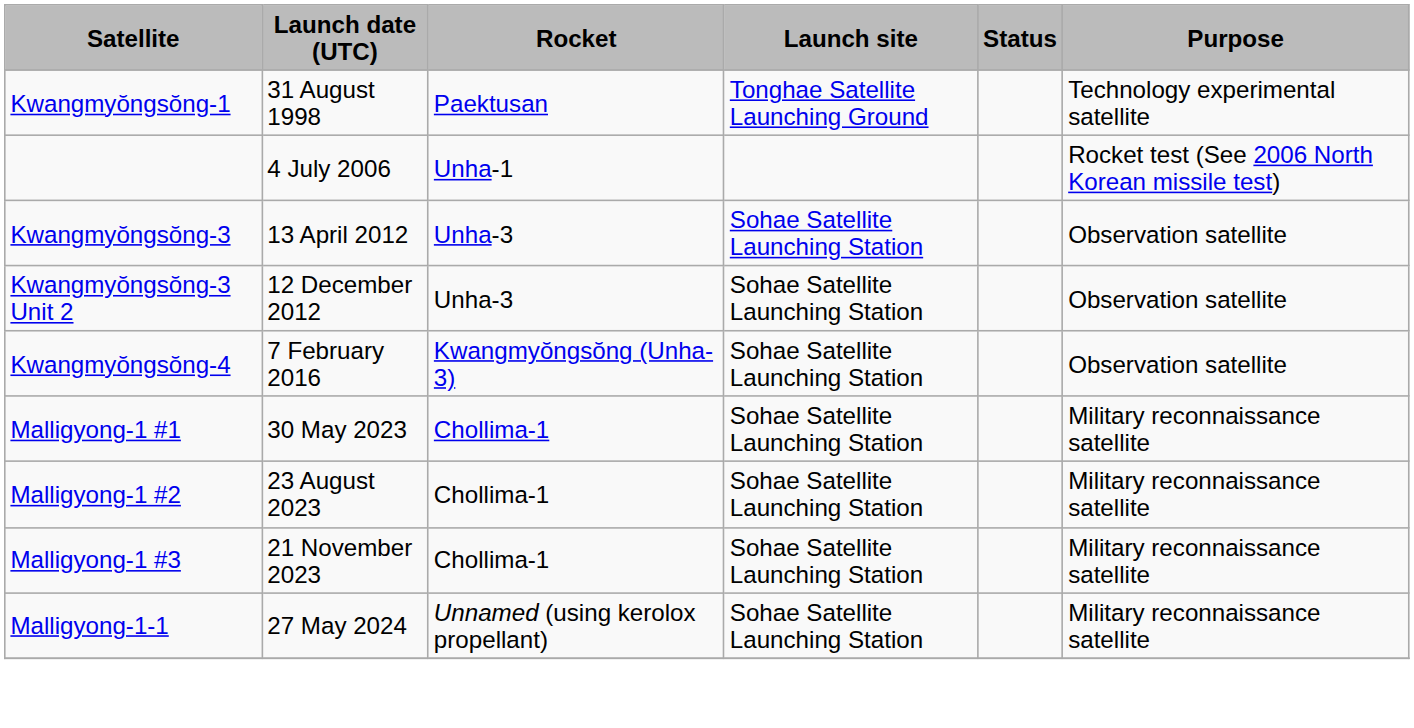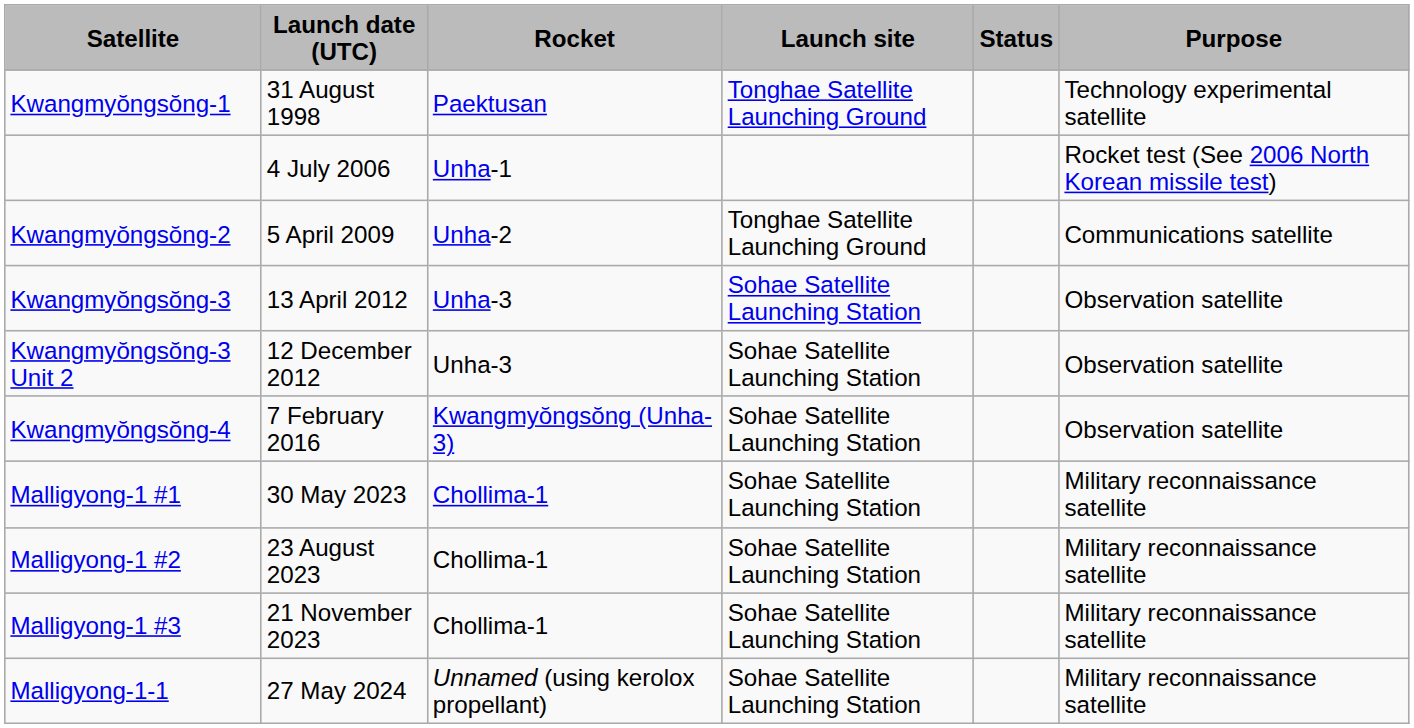+ row: (120, 233)
